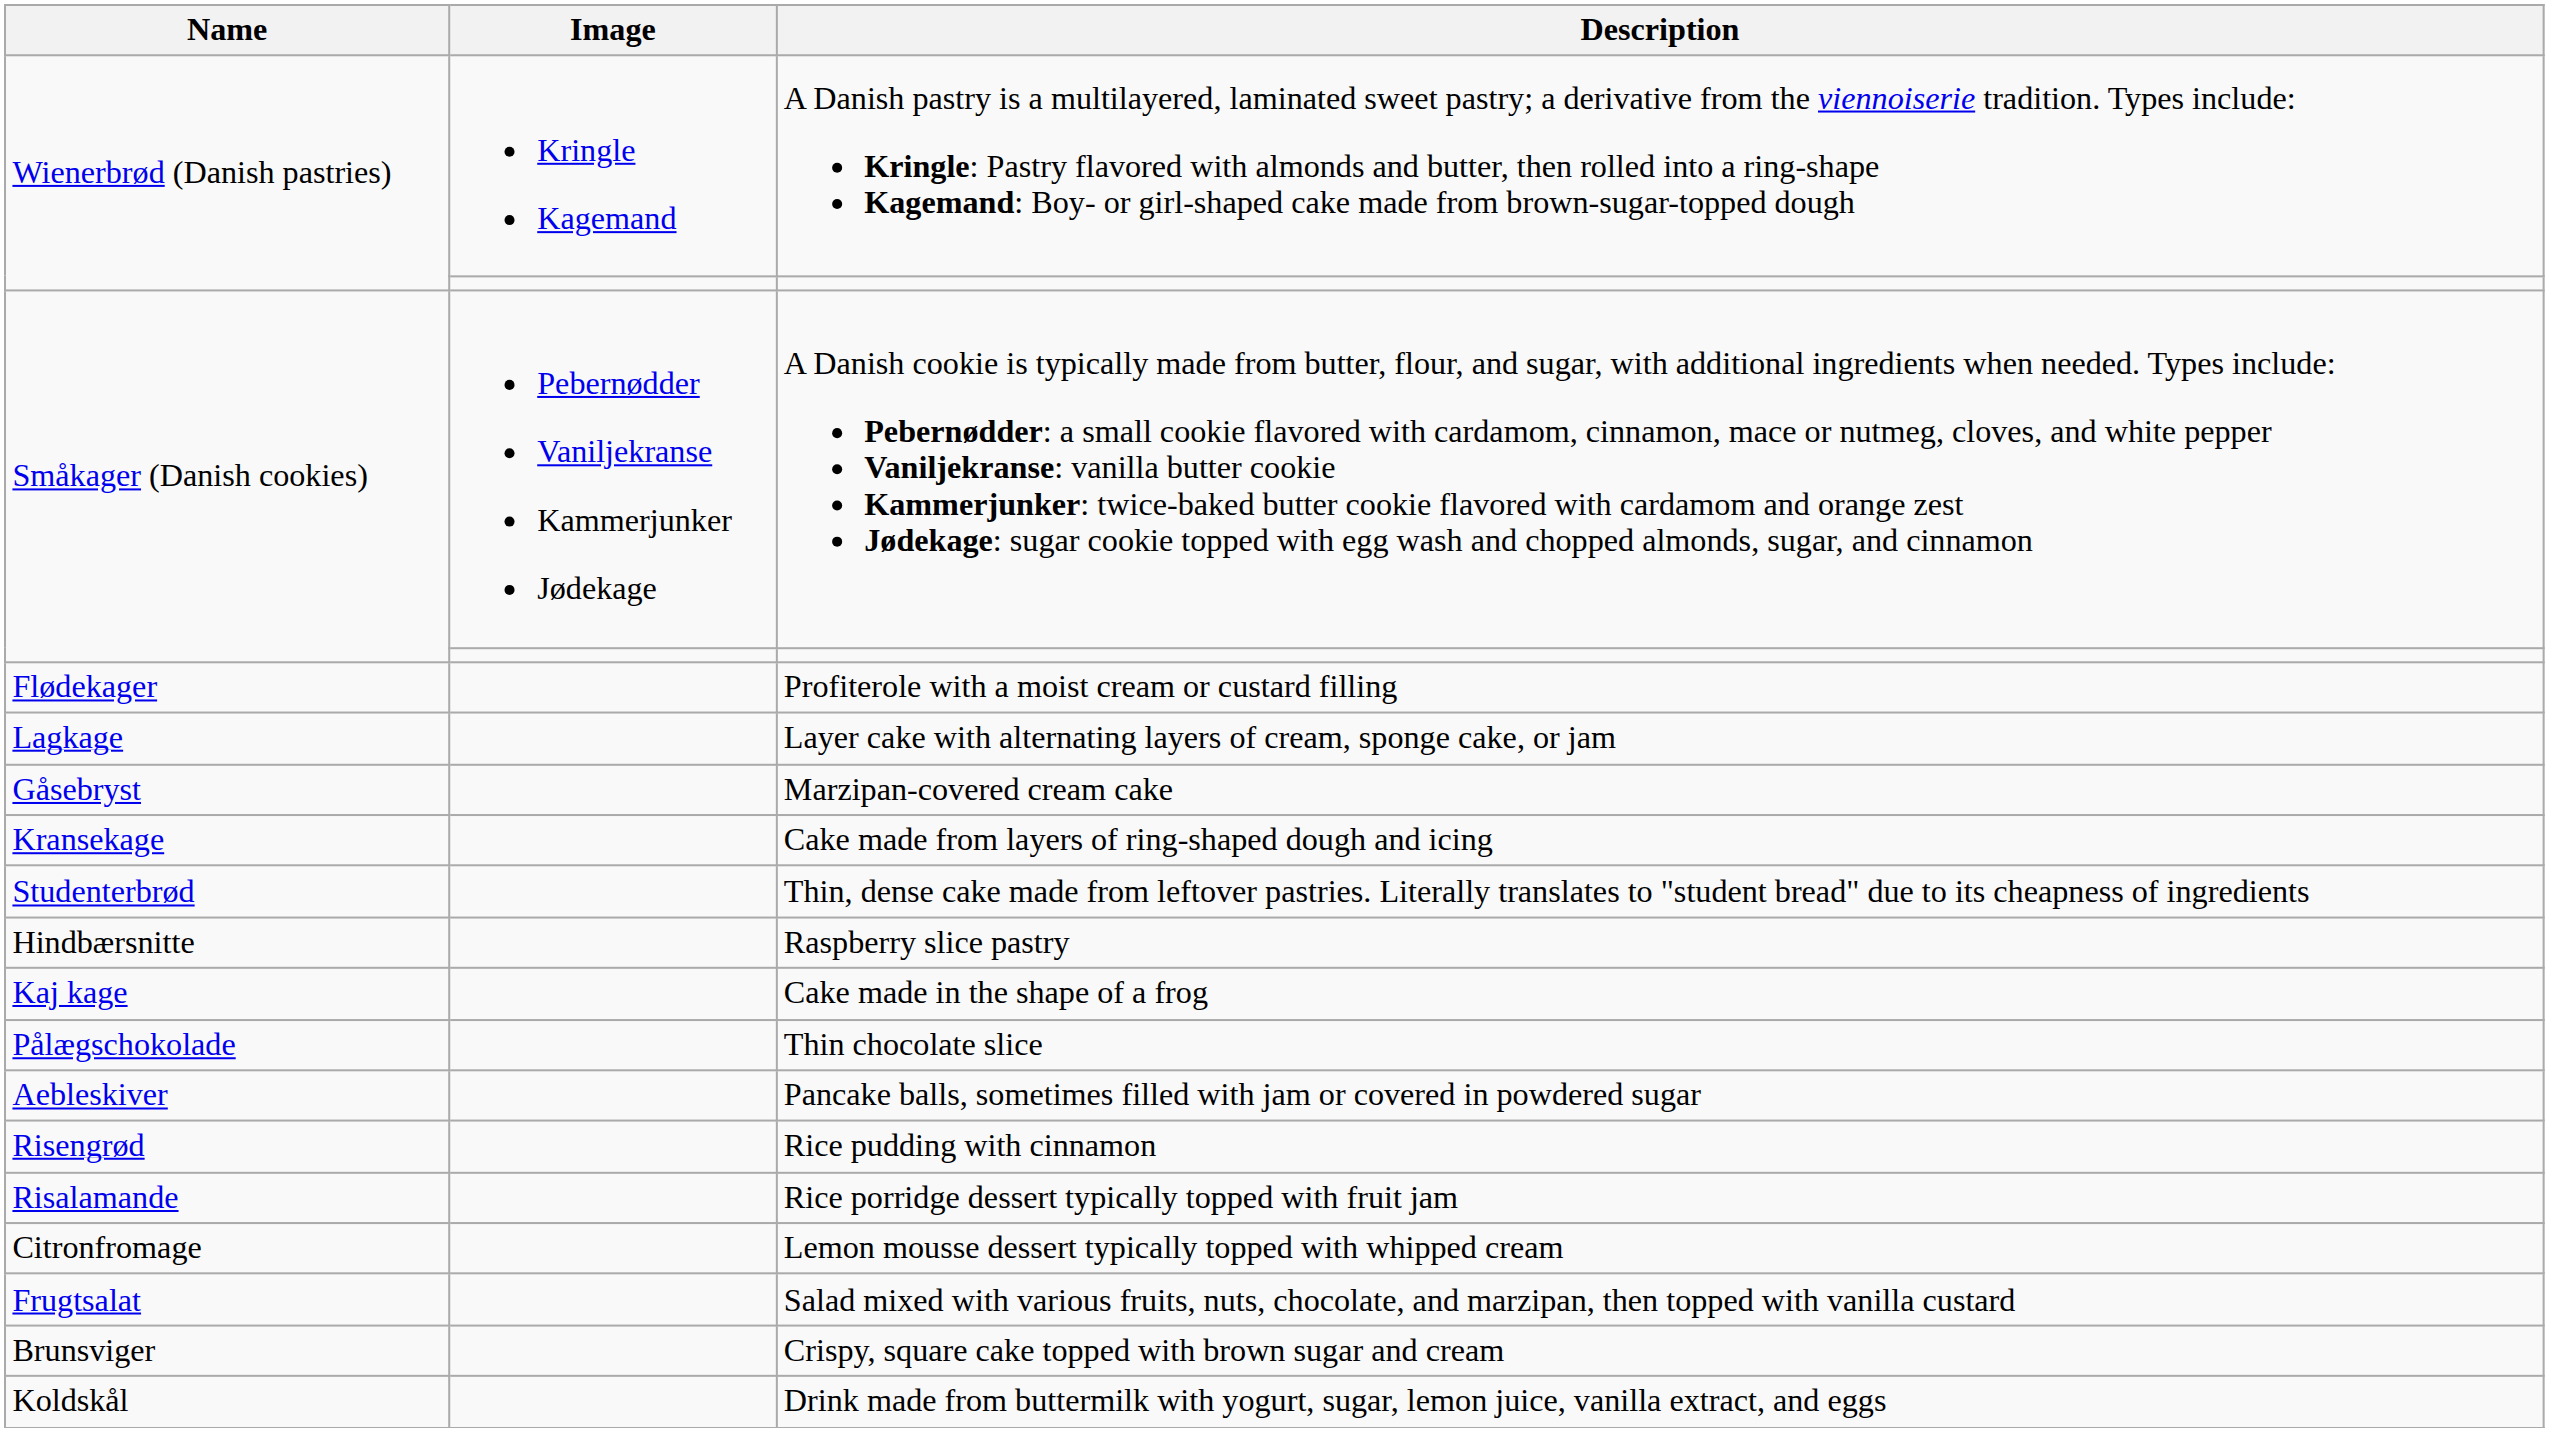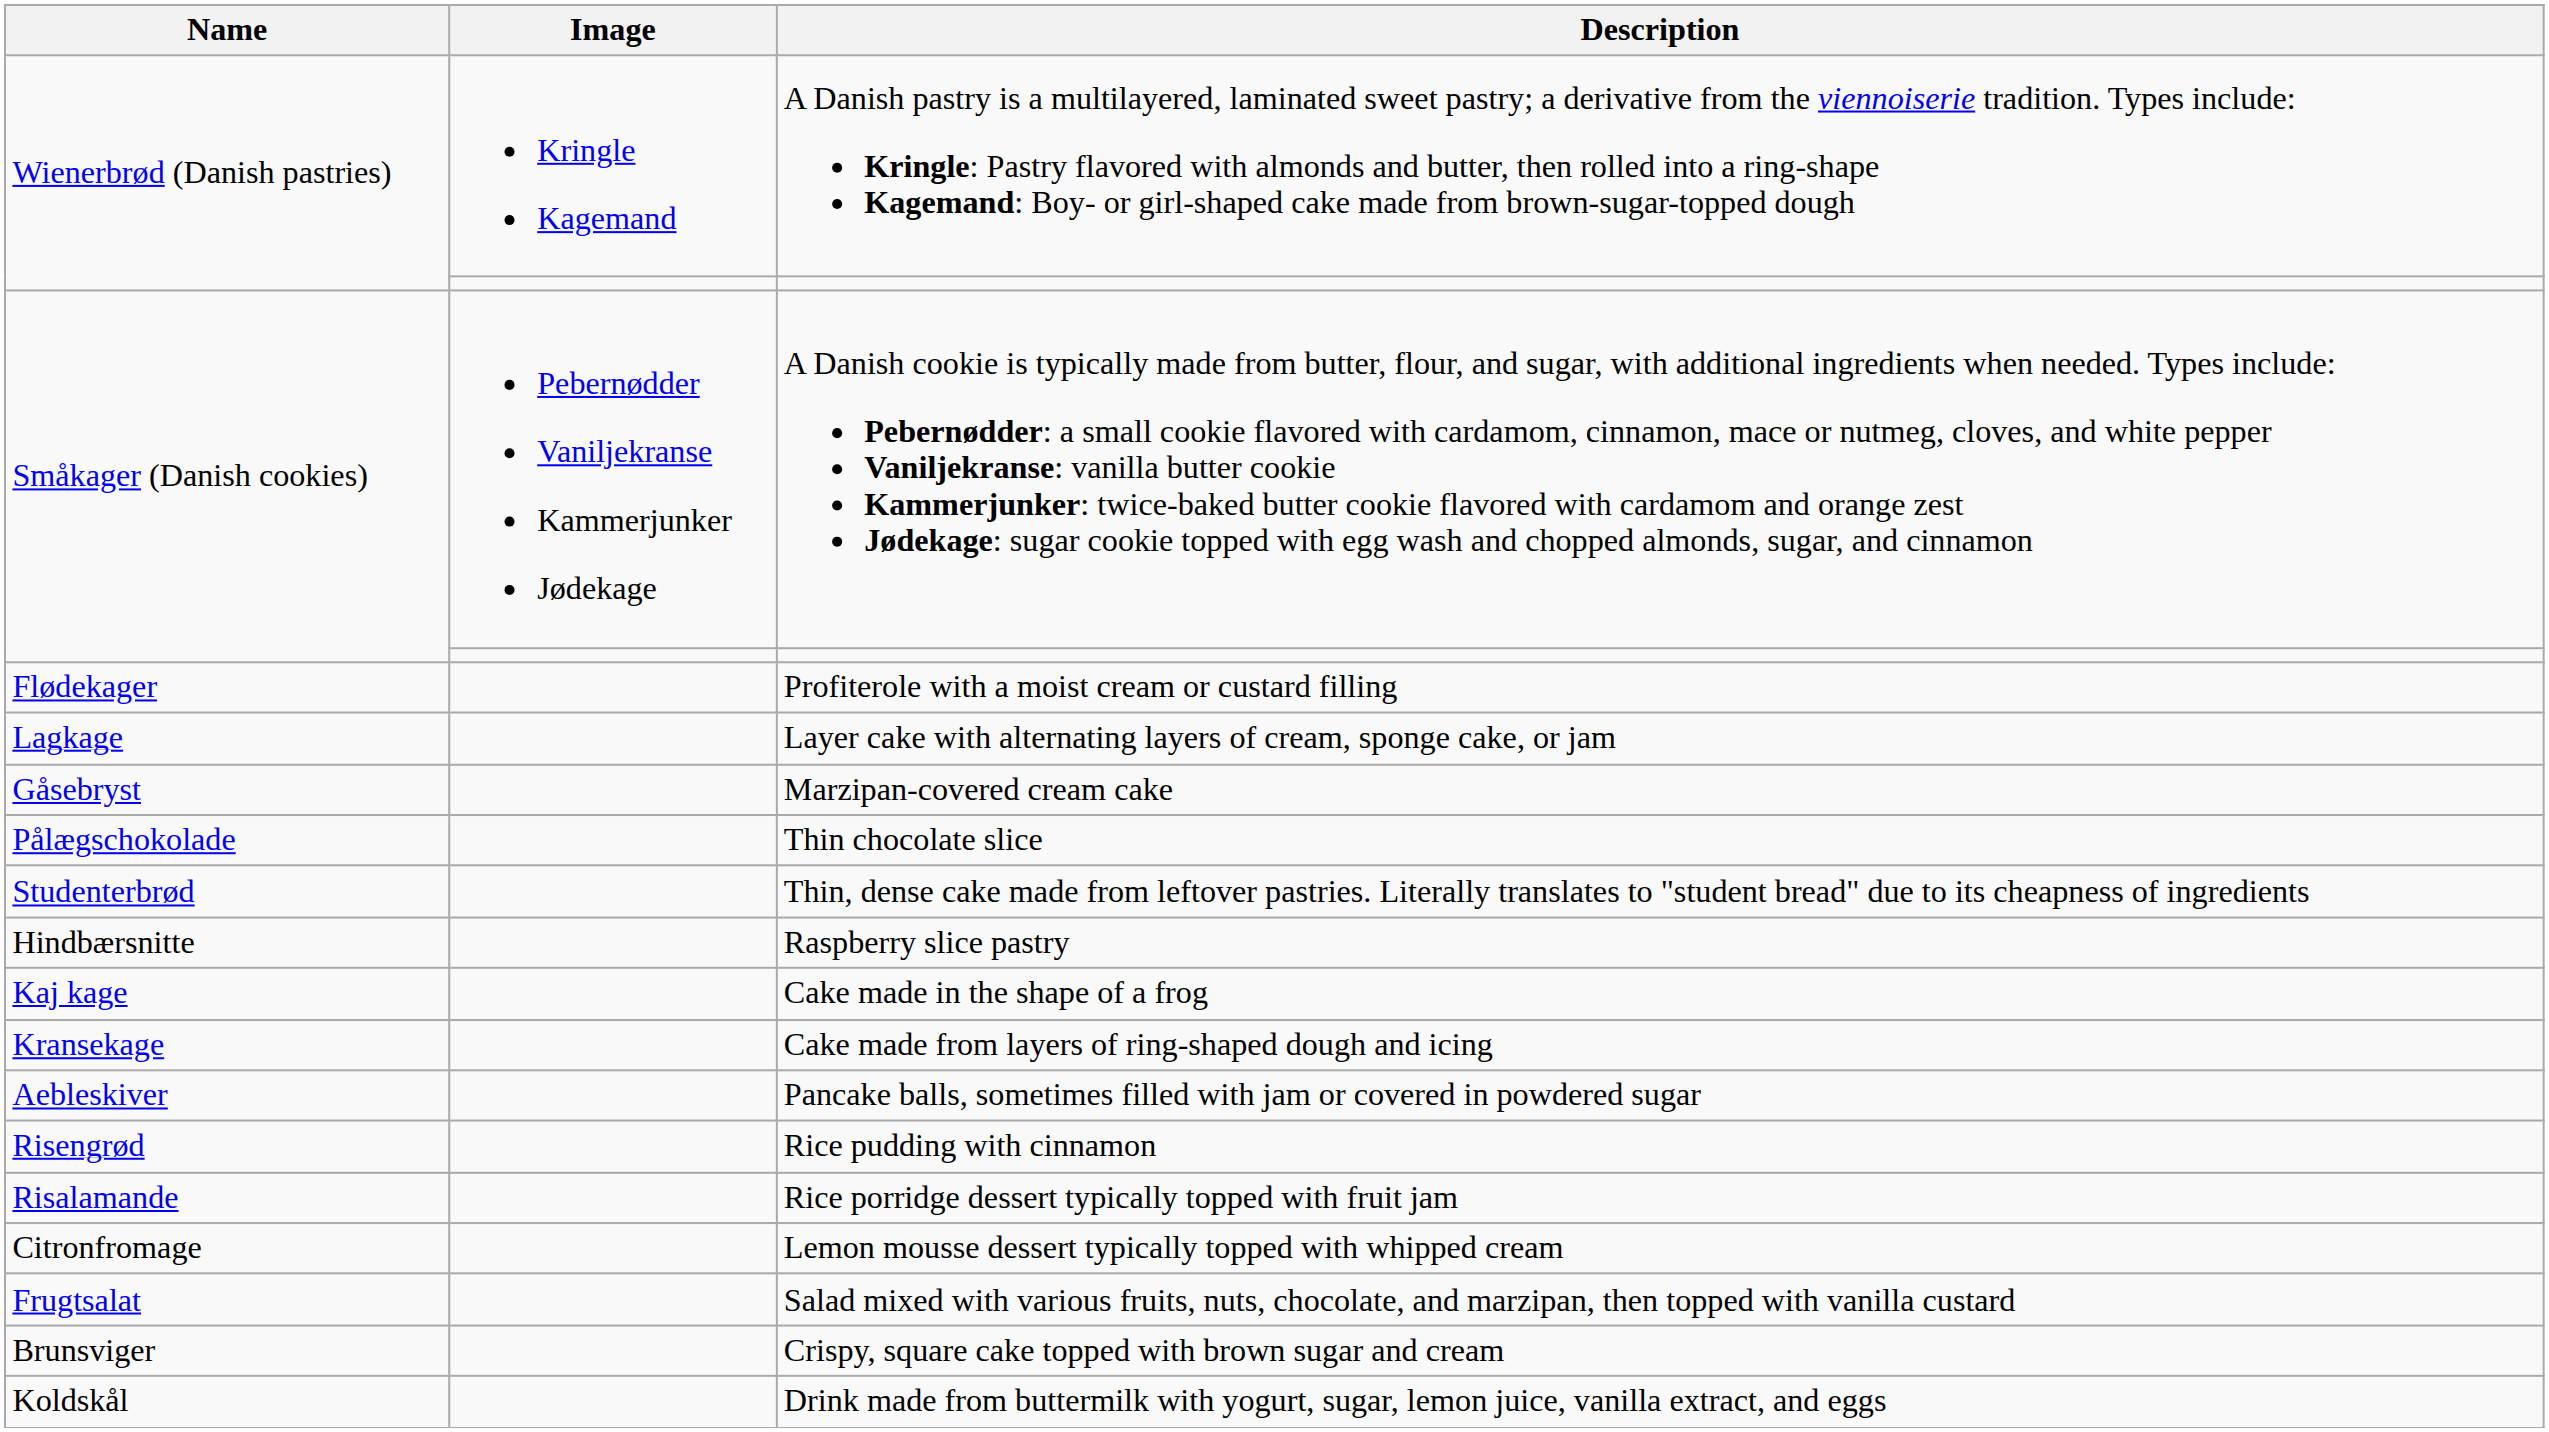rows swapped: (88, 840) <-> (124, 1044)
